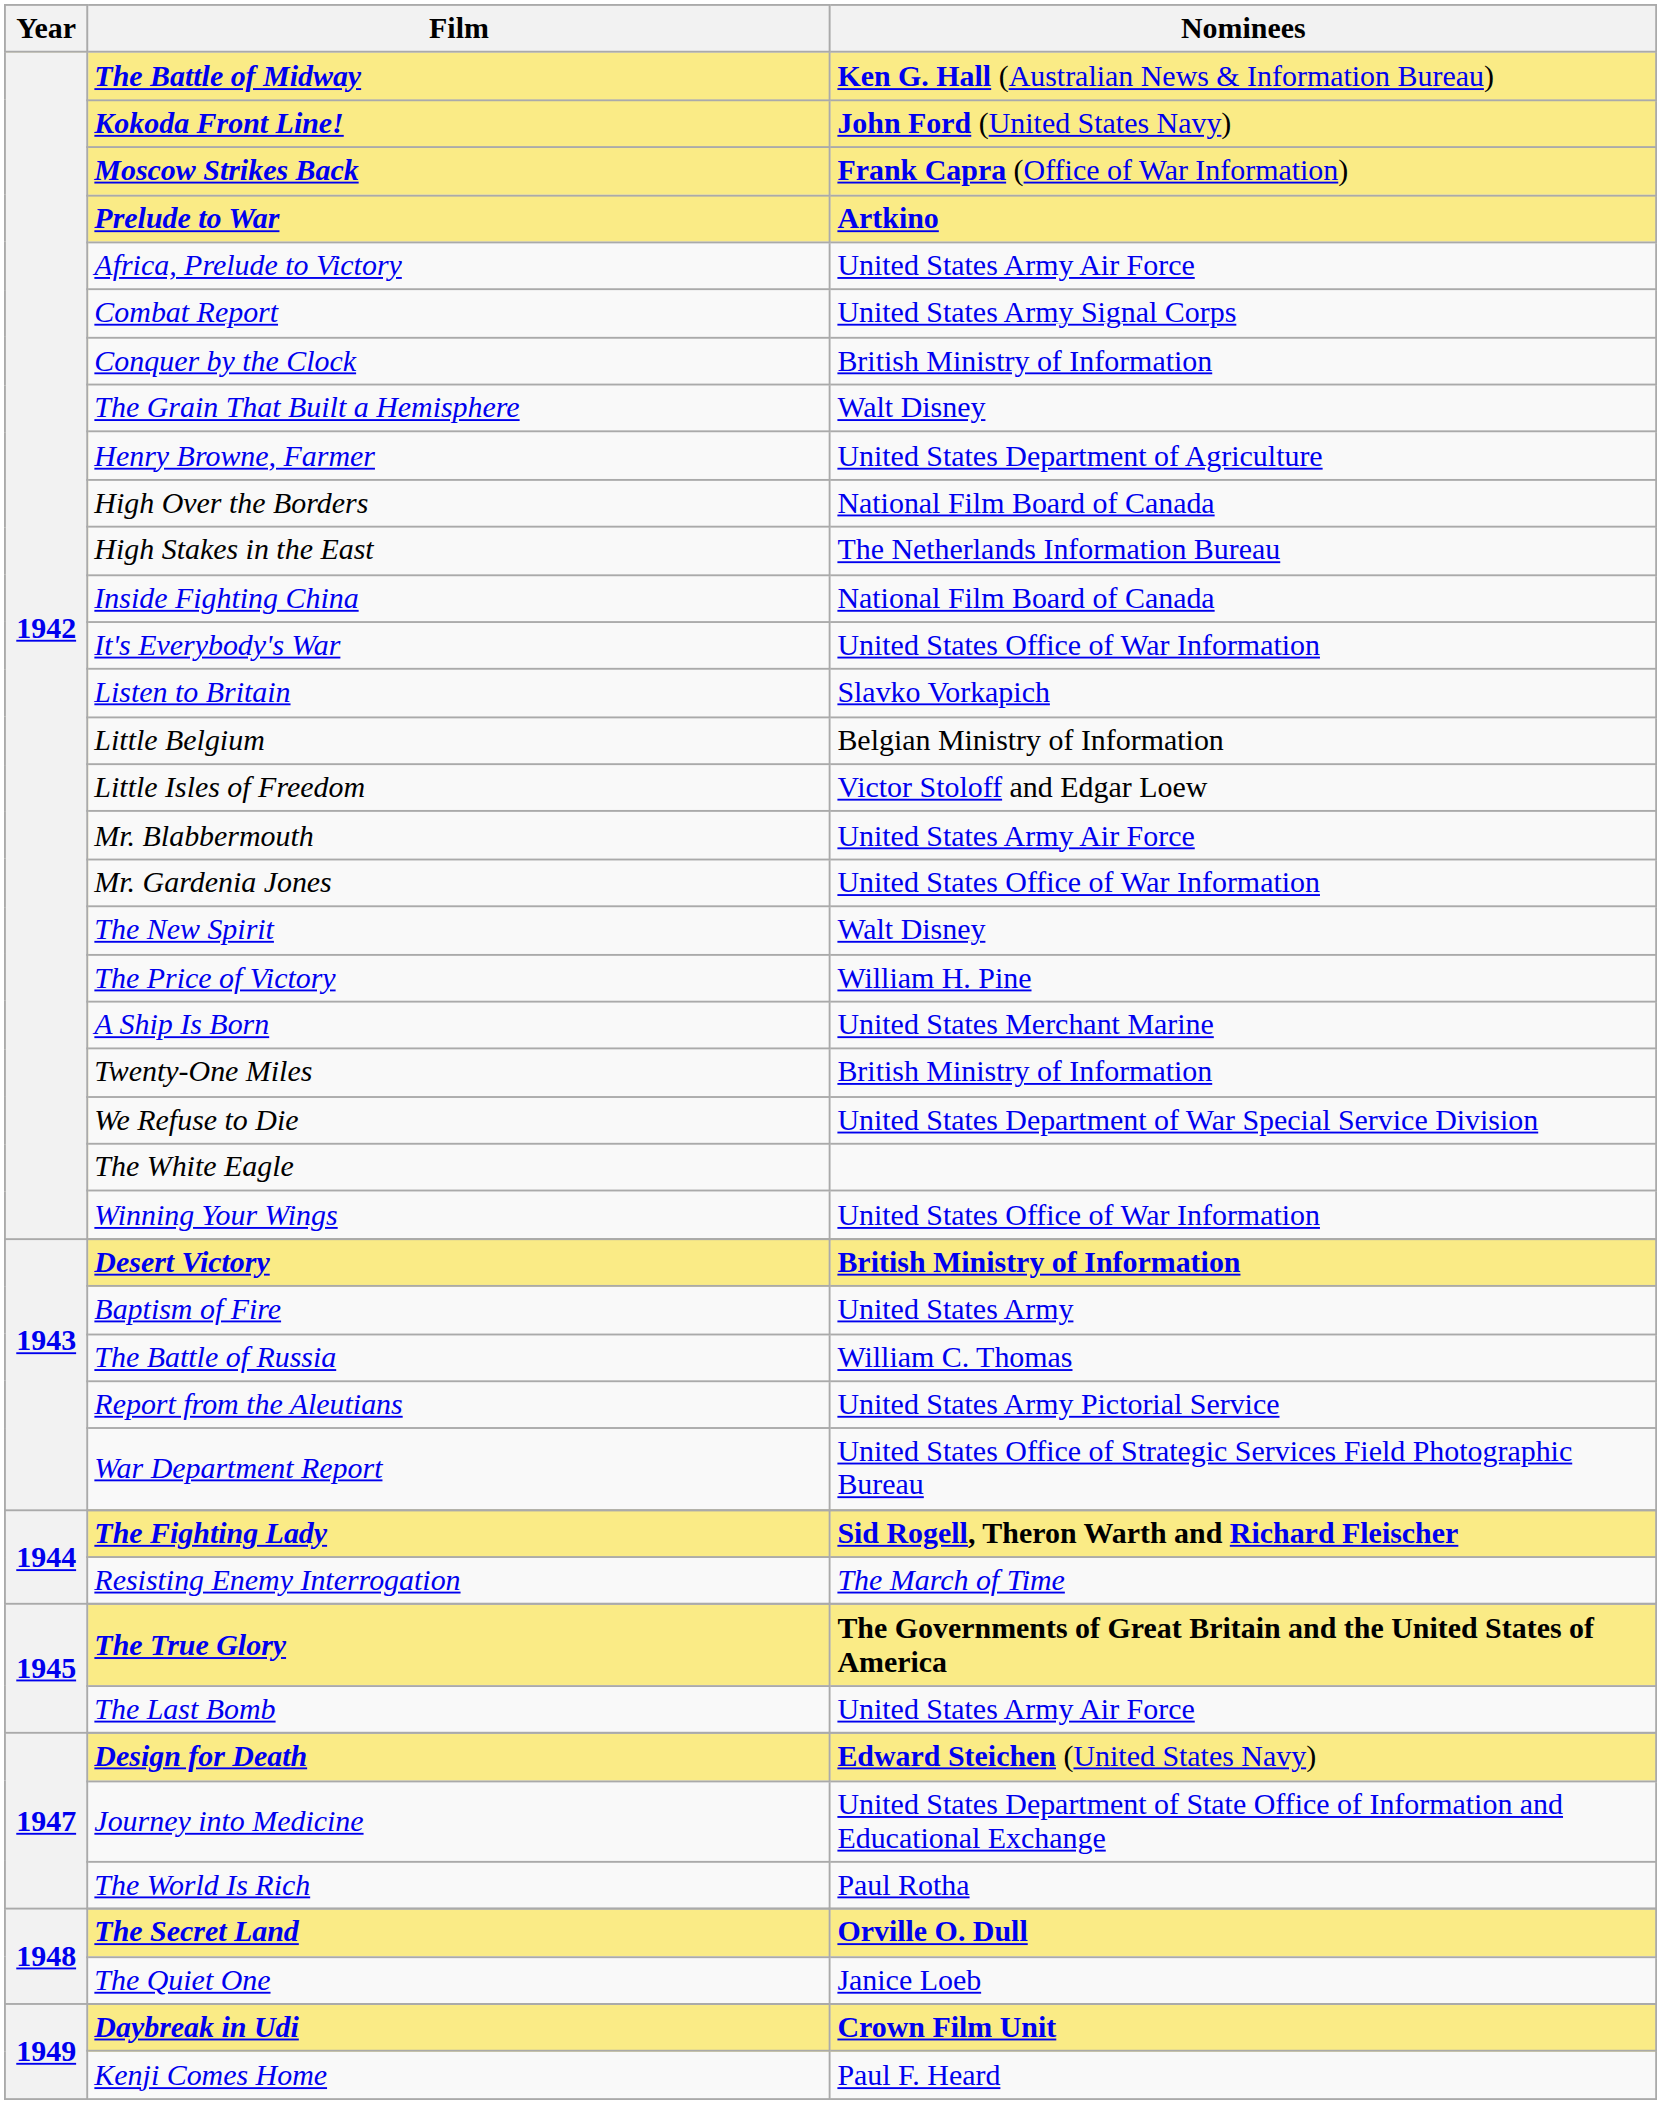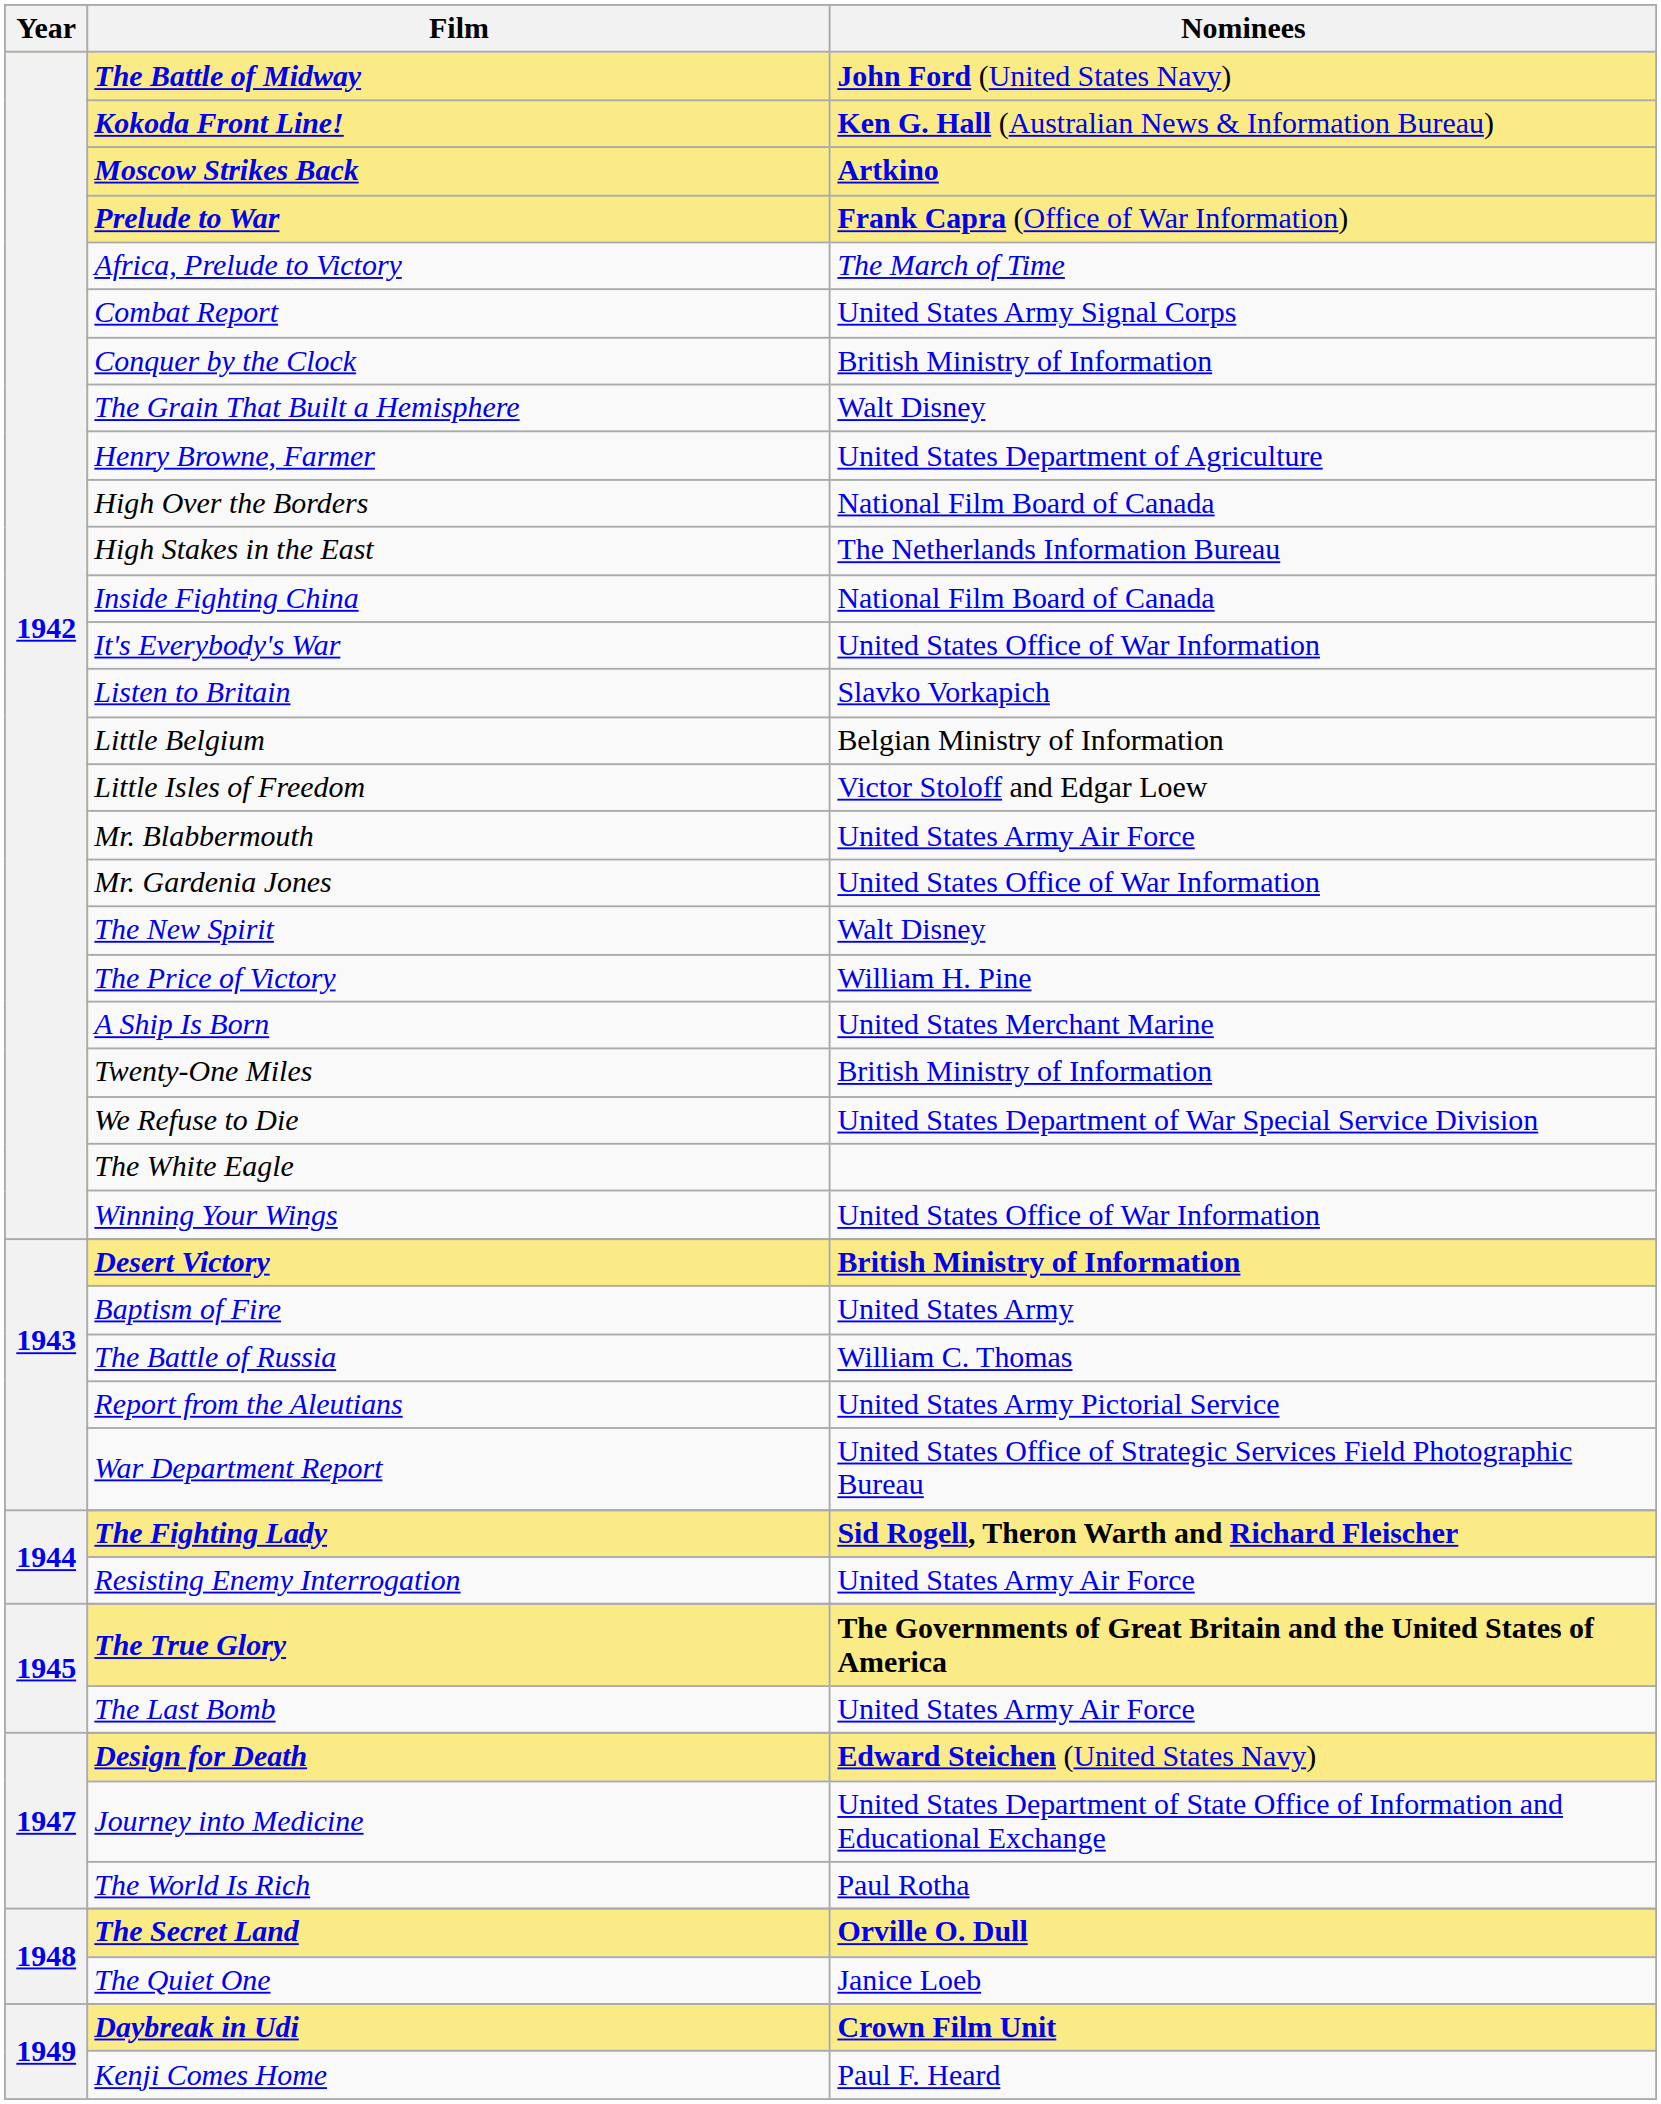(1166, 75) Ken G. Hall (Australian News & Information Bureau) -> (1034, 75) John Ford (United States Navy)
(1034, 123) John Ford (United States Navy) -> (1166, 123) Ken G. Hall (Australian News & Information Bureau)
(1093, 170) Frank Capra (Office of War Information) -> (888, 170) Artkino
(888, 218) Artkino -> (1093, 218) Frank Capra (Office of War Information)
(1016, 265) United States Army Air Force -> (951, 265) The March of Time
(951, 1580) The March of Time -> (1016, 1580) United States Army Air Force
